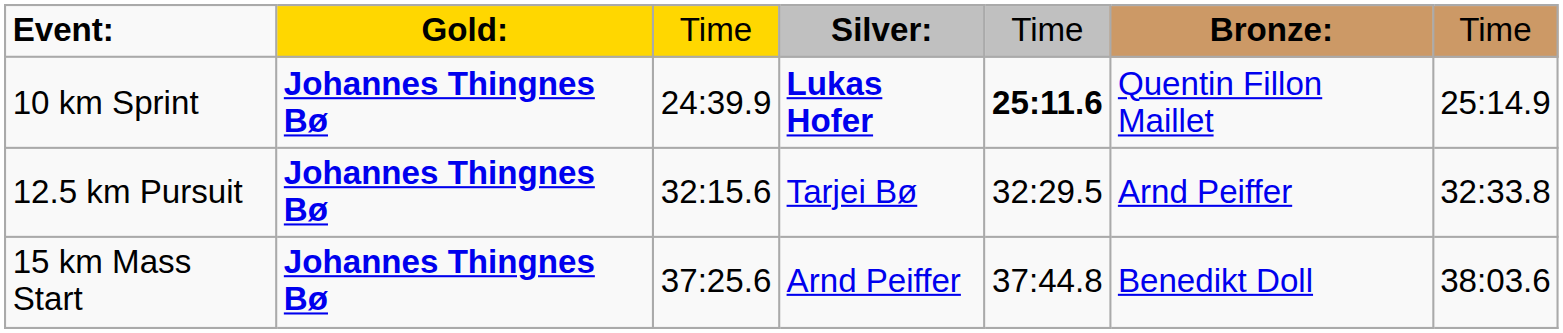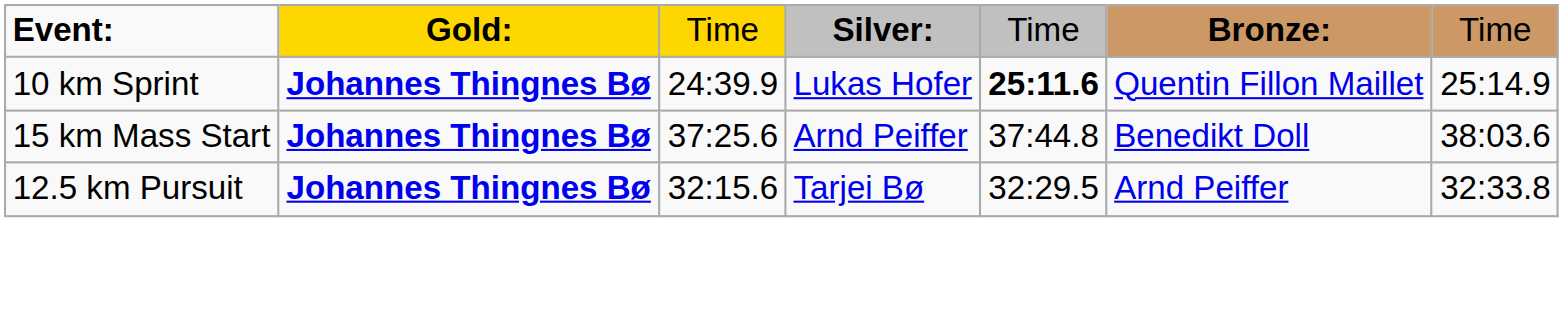(834, 101) bold -> (883, 83) normal
rows swapped: (128, 191) <-> (102, 281)
